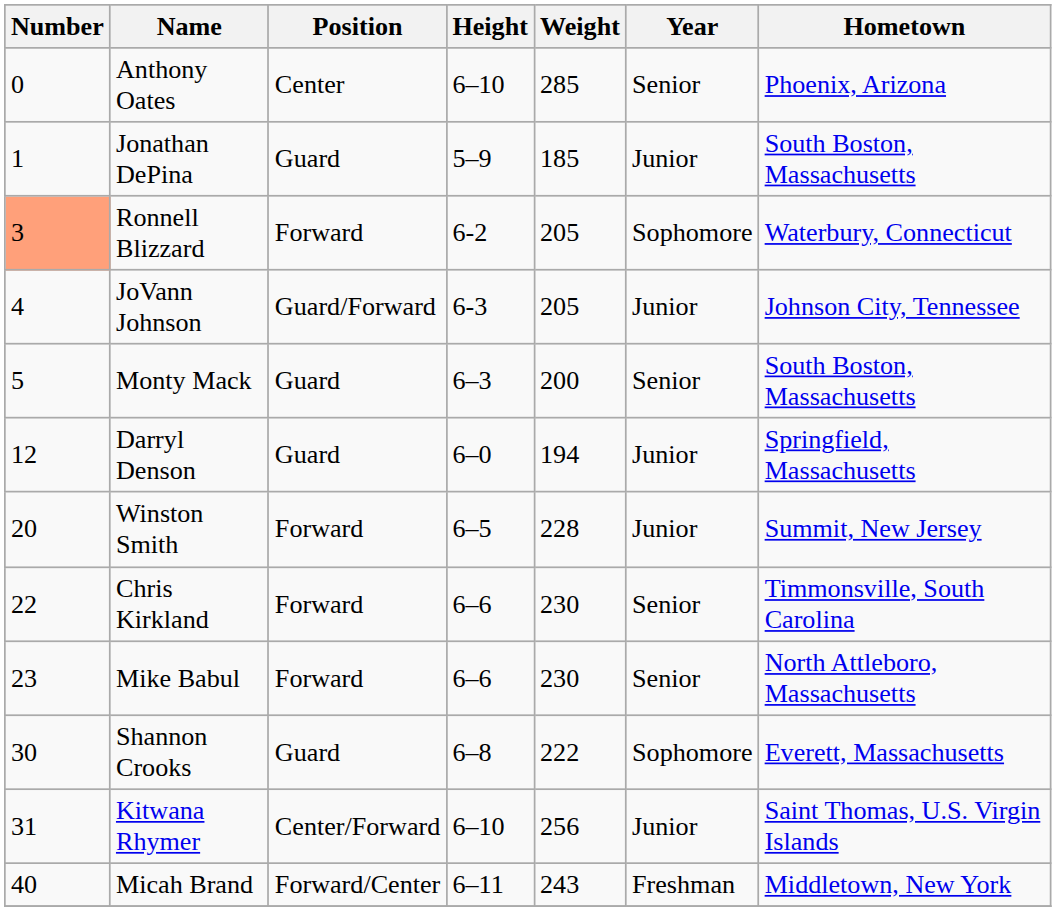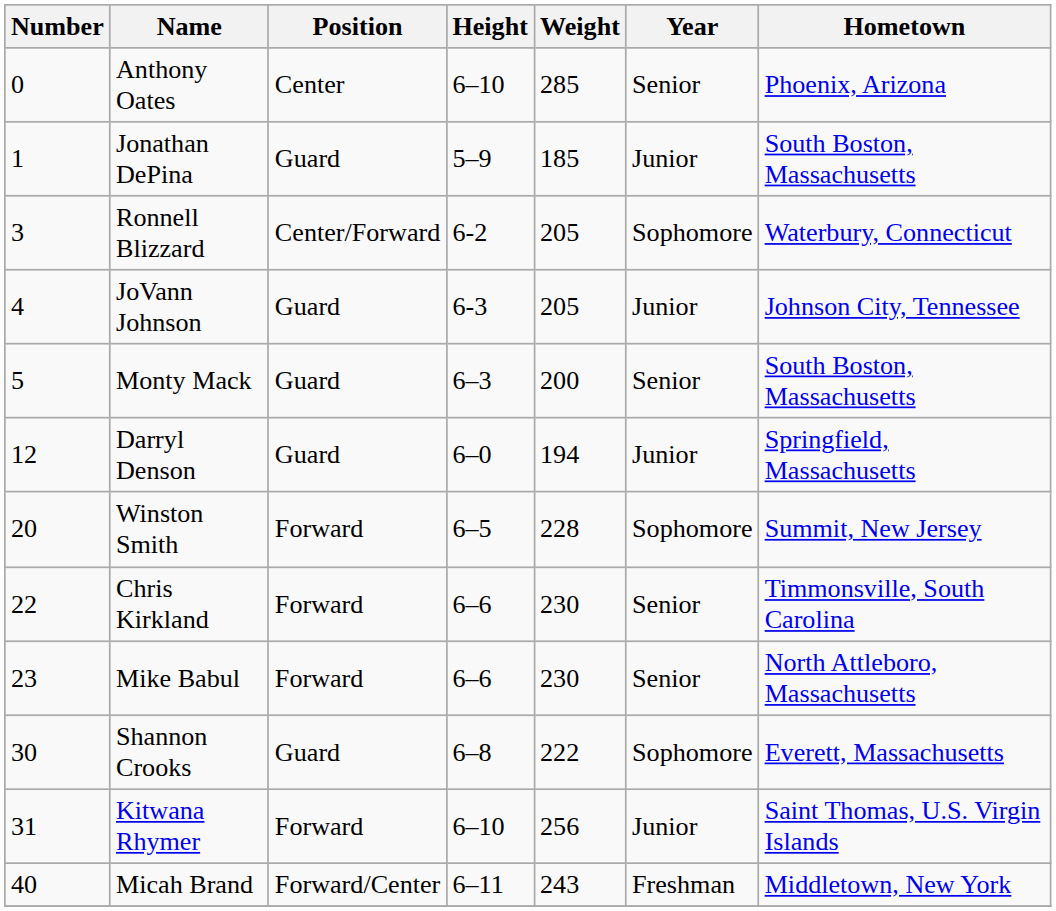(17, 232) lightsalmon background -> (17, 232) no background
(319, 232) Forward -> (358, 232) Center/Forward
(355, 307) Guard/Forward -> (308, 307) Guard
(665, 529) Junior -> (692, 529) Sophomore
(358, 825) Center/Forward -> (319, 825) Forward
